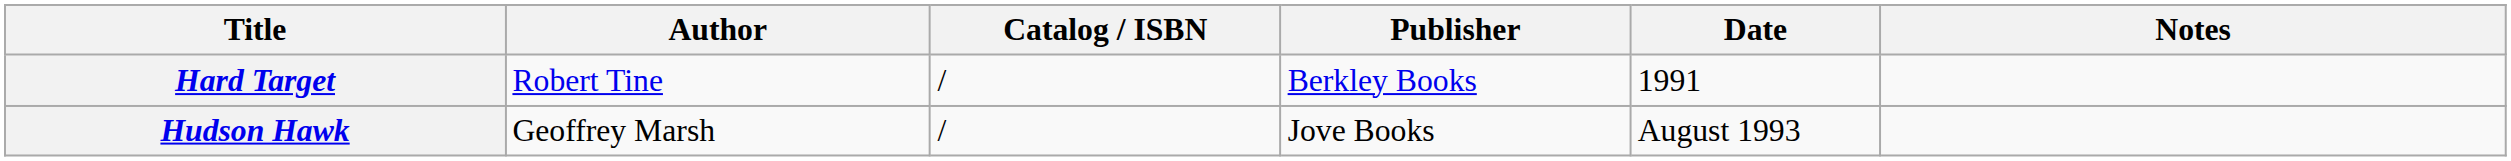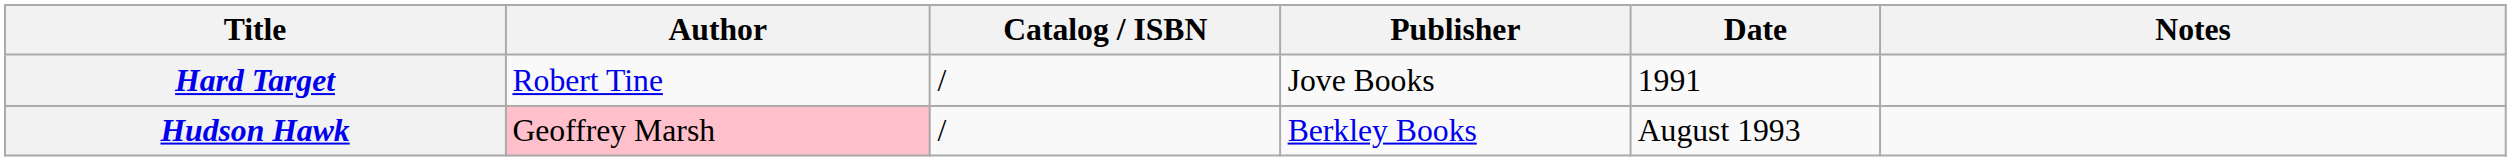(1382, 79) Berkley Books -> (1361, 79) Jove Books
(614, 130) no background -> (614, 130) pink background
(1361, 130) Jove Books -> (1382, 130) Berkley Books
